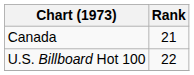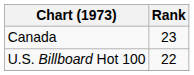(169, 37) 21 -> (169, 37) 23
